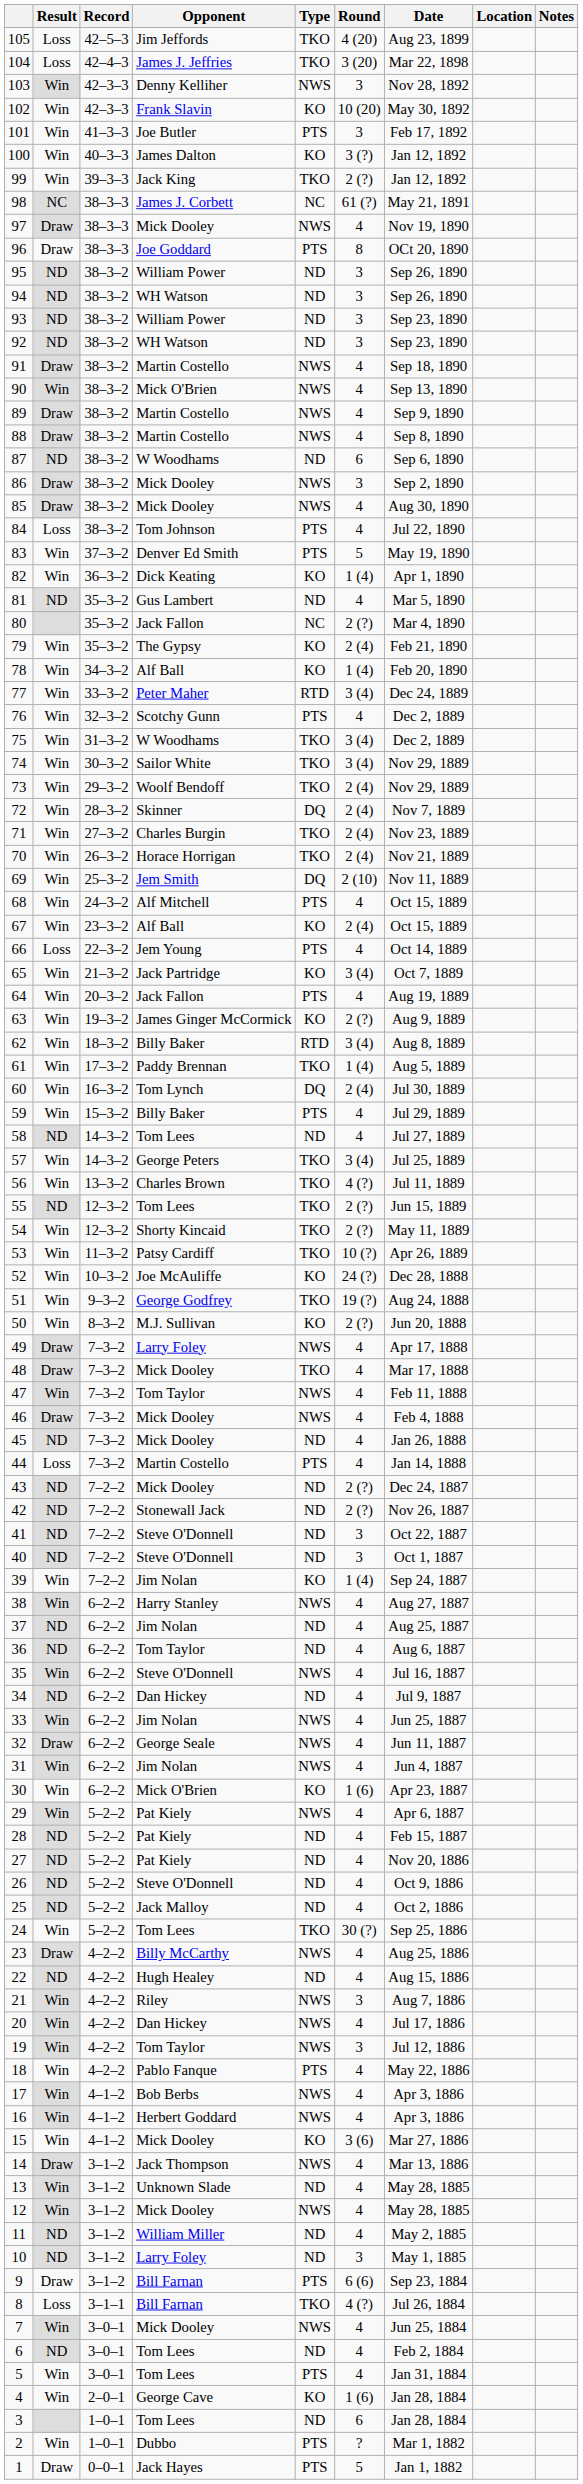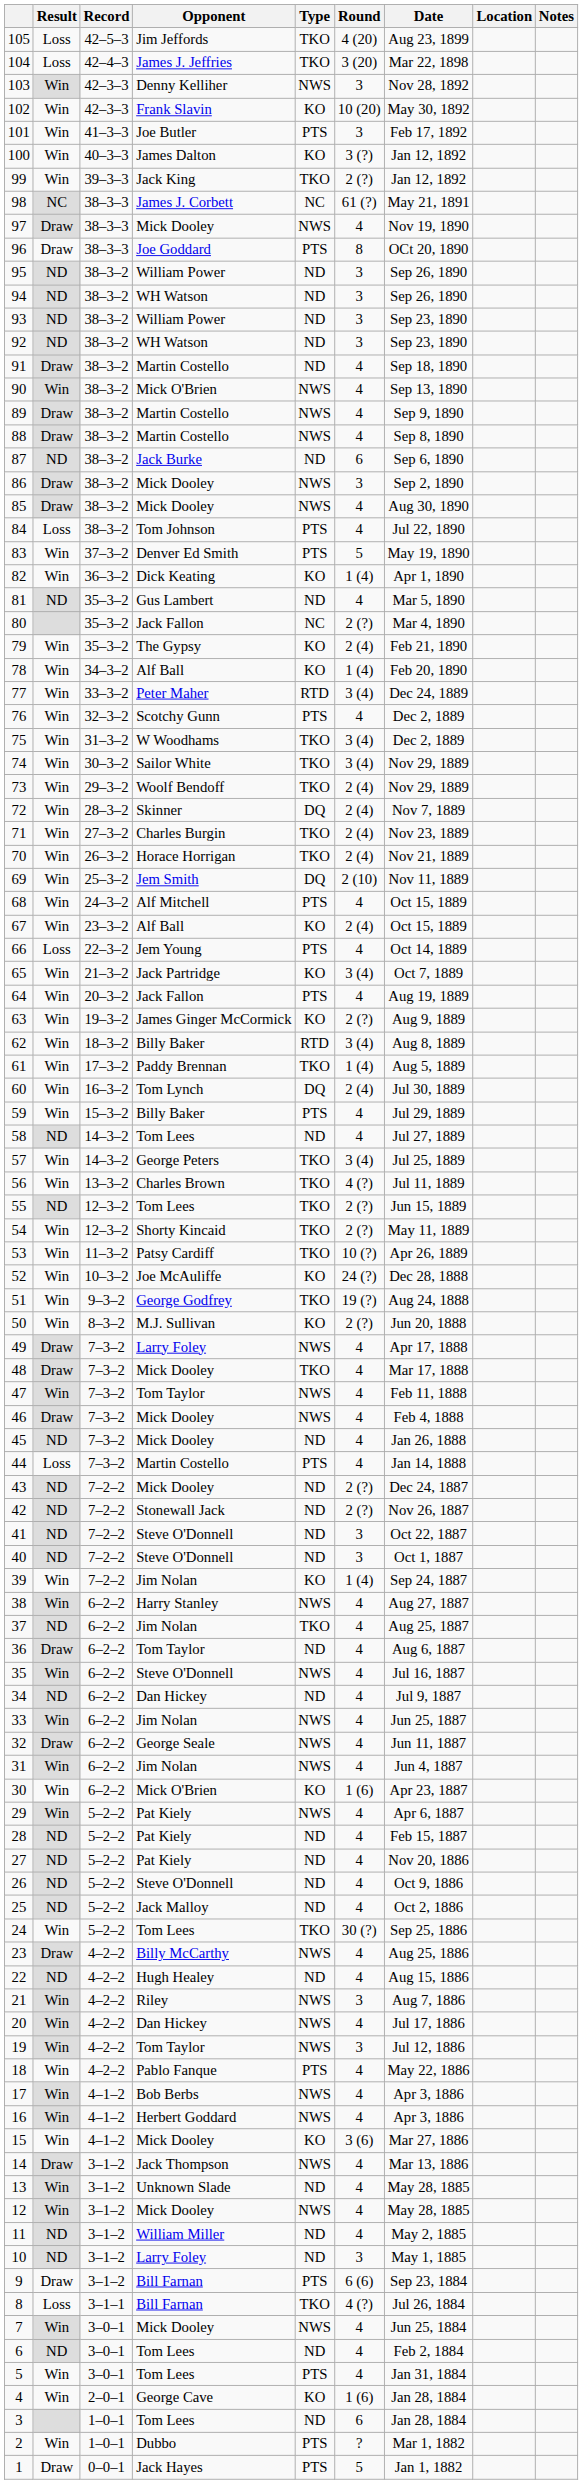(315, 366) NWS -> (315, 366) ND
(178, 459) W Woodhams -> (169, 459) Jack Burke
(315, 1626) ND -> (315, 1626) TKO
(57, 1650) ND -> (57, 1650) Draw
